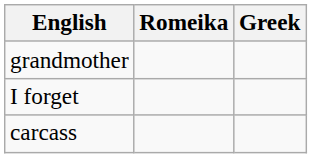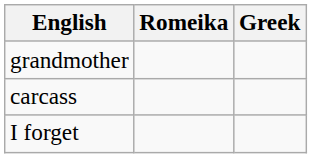rows swapped: (44, 133) <-> (44, 96)
